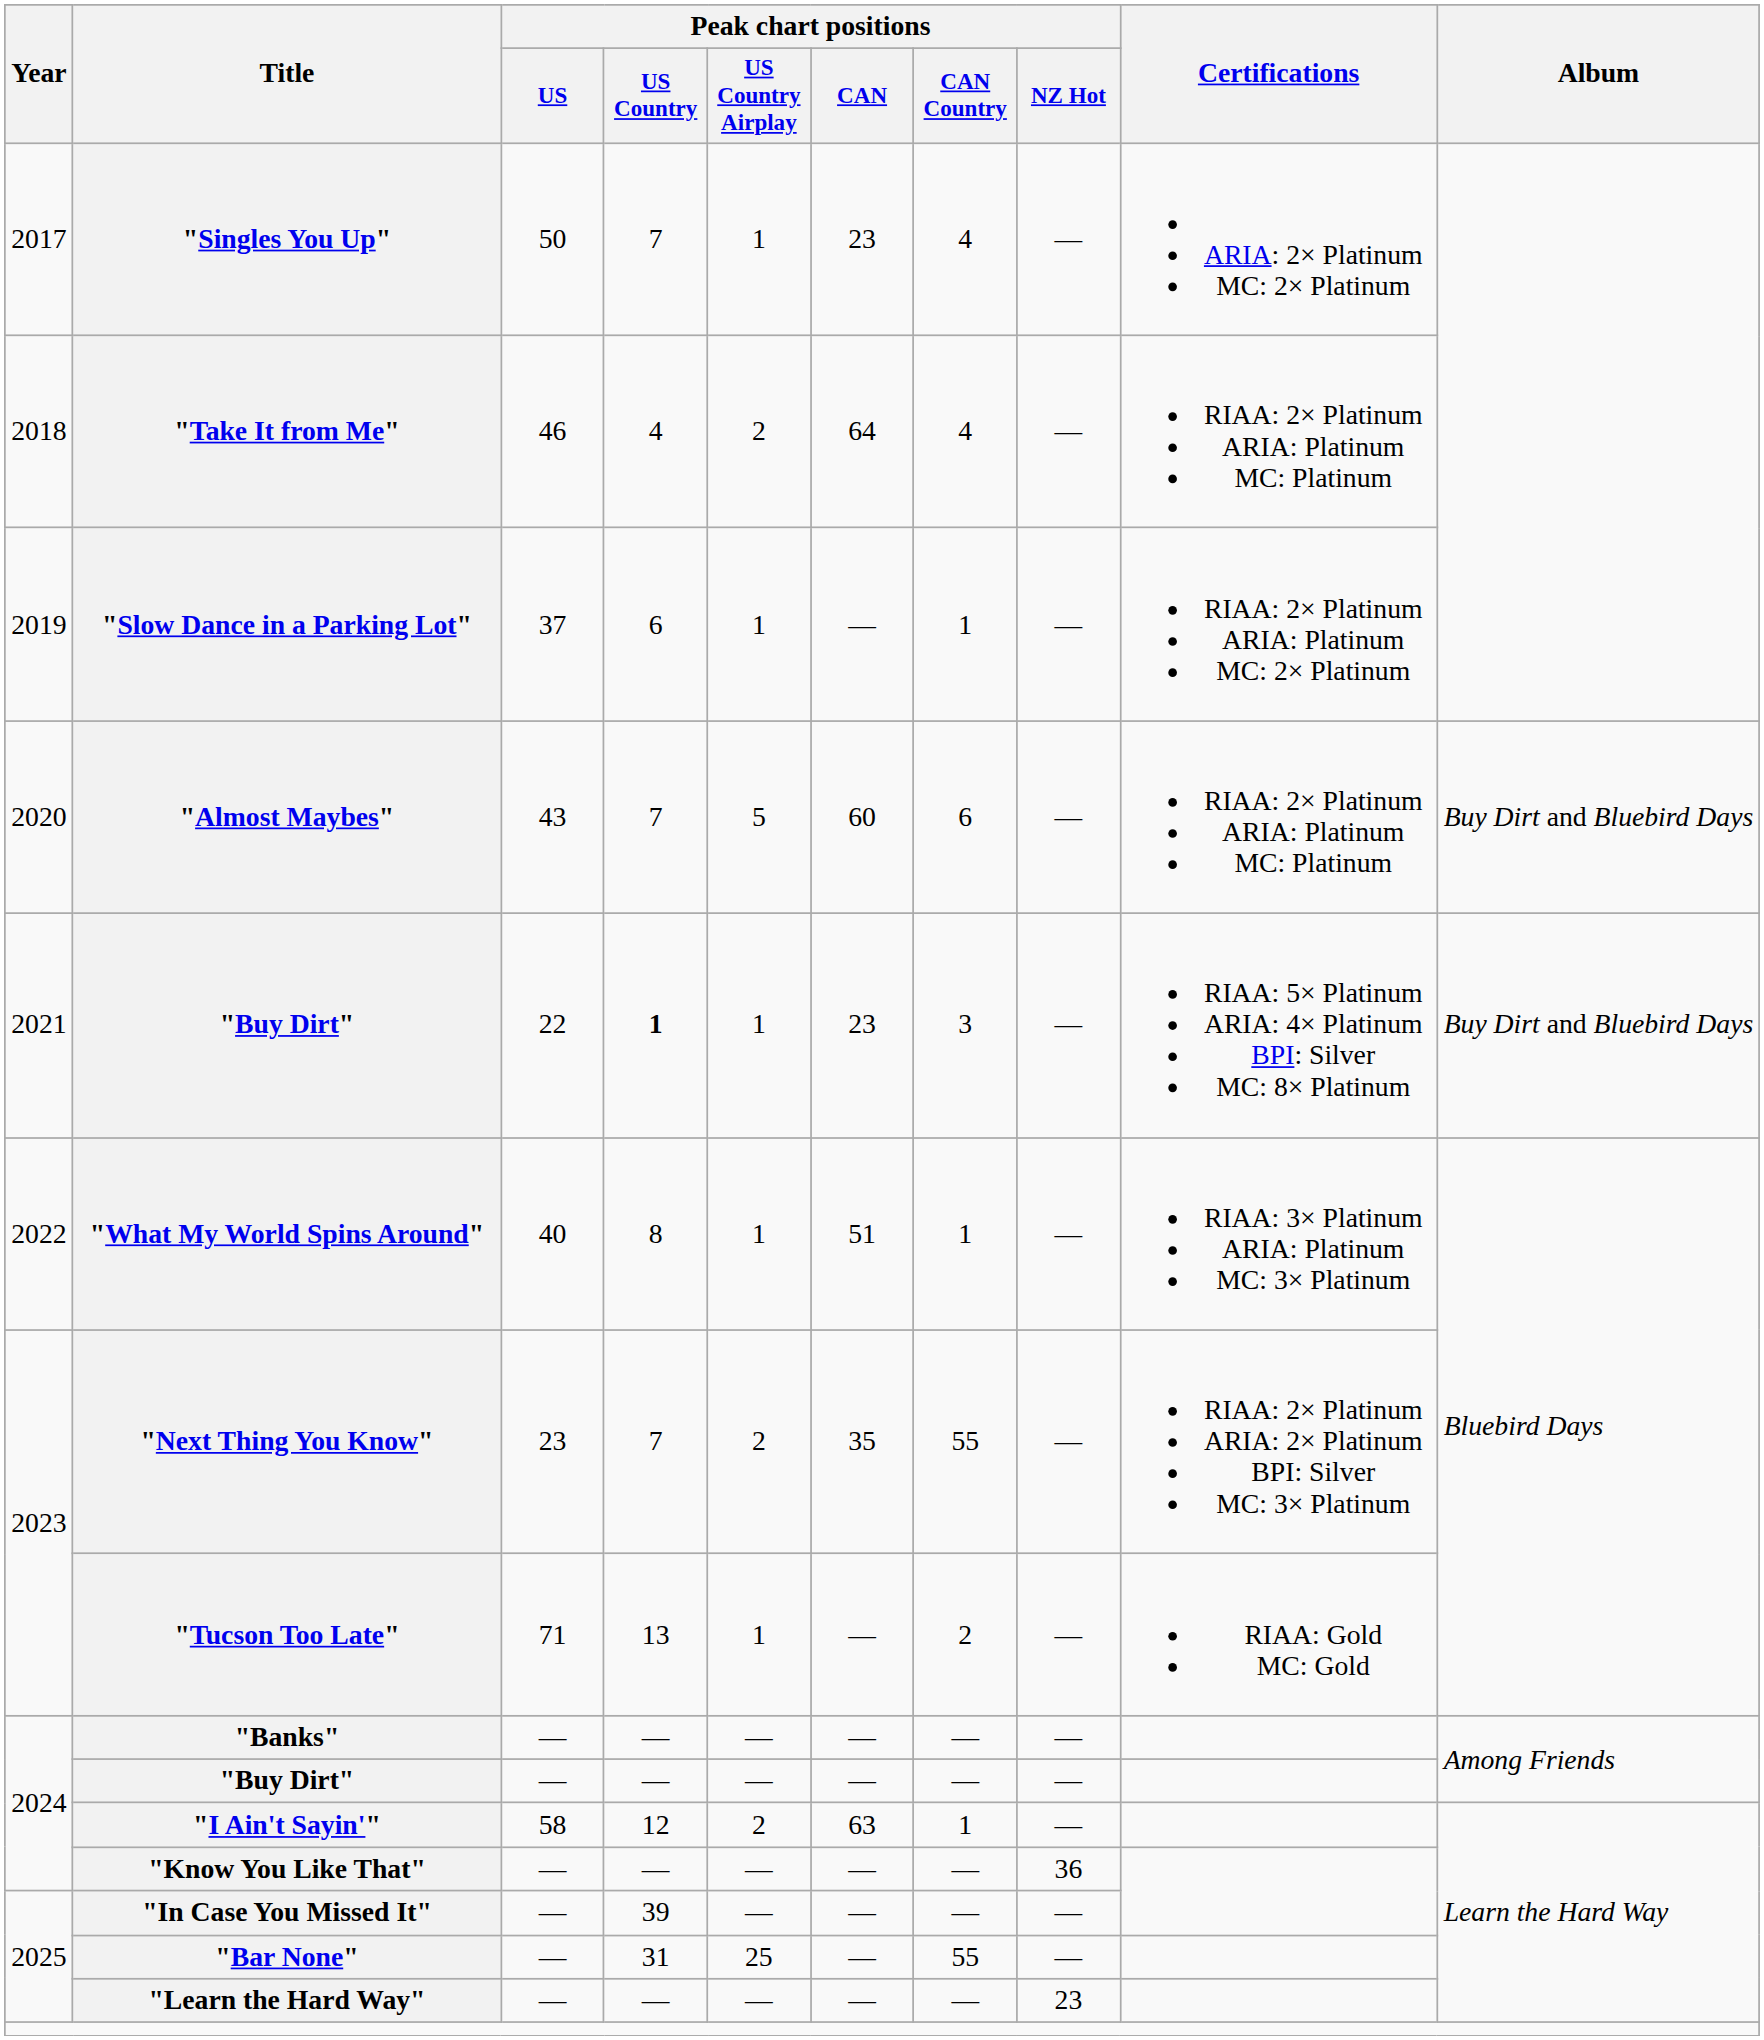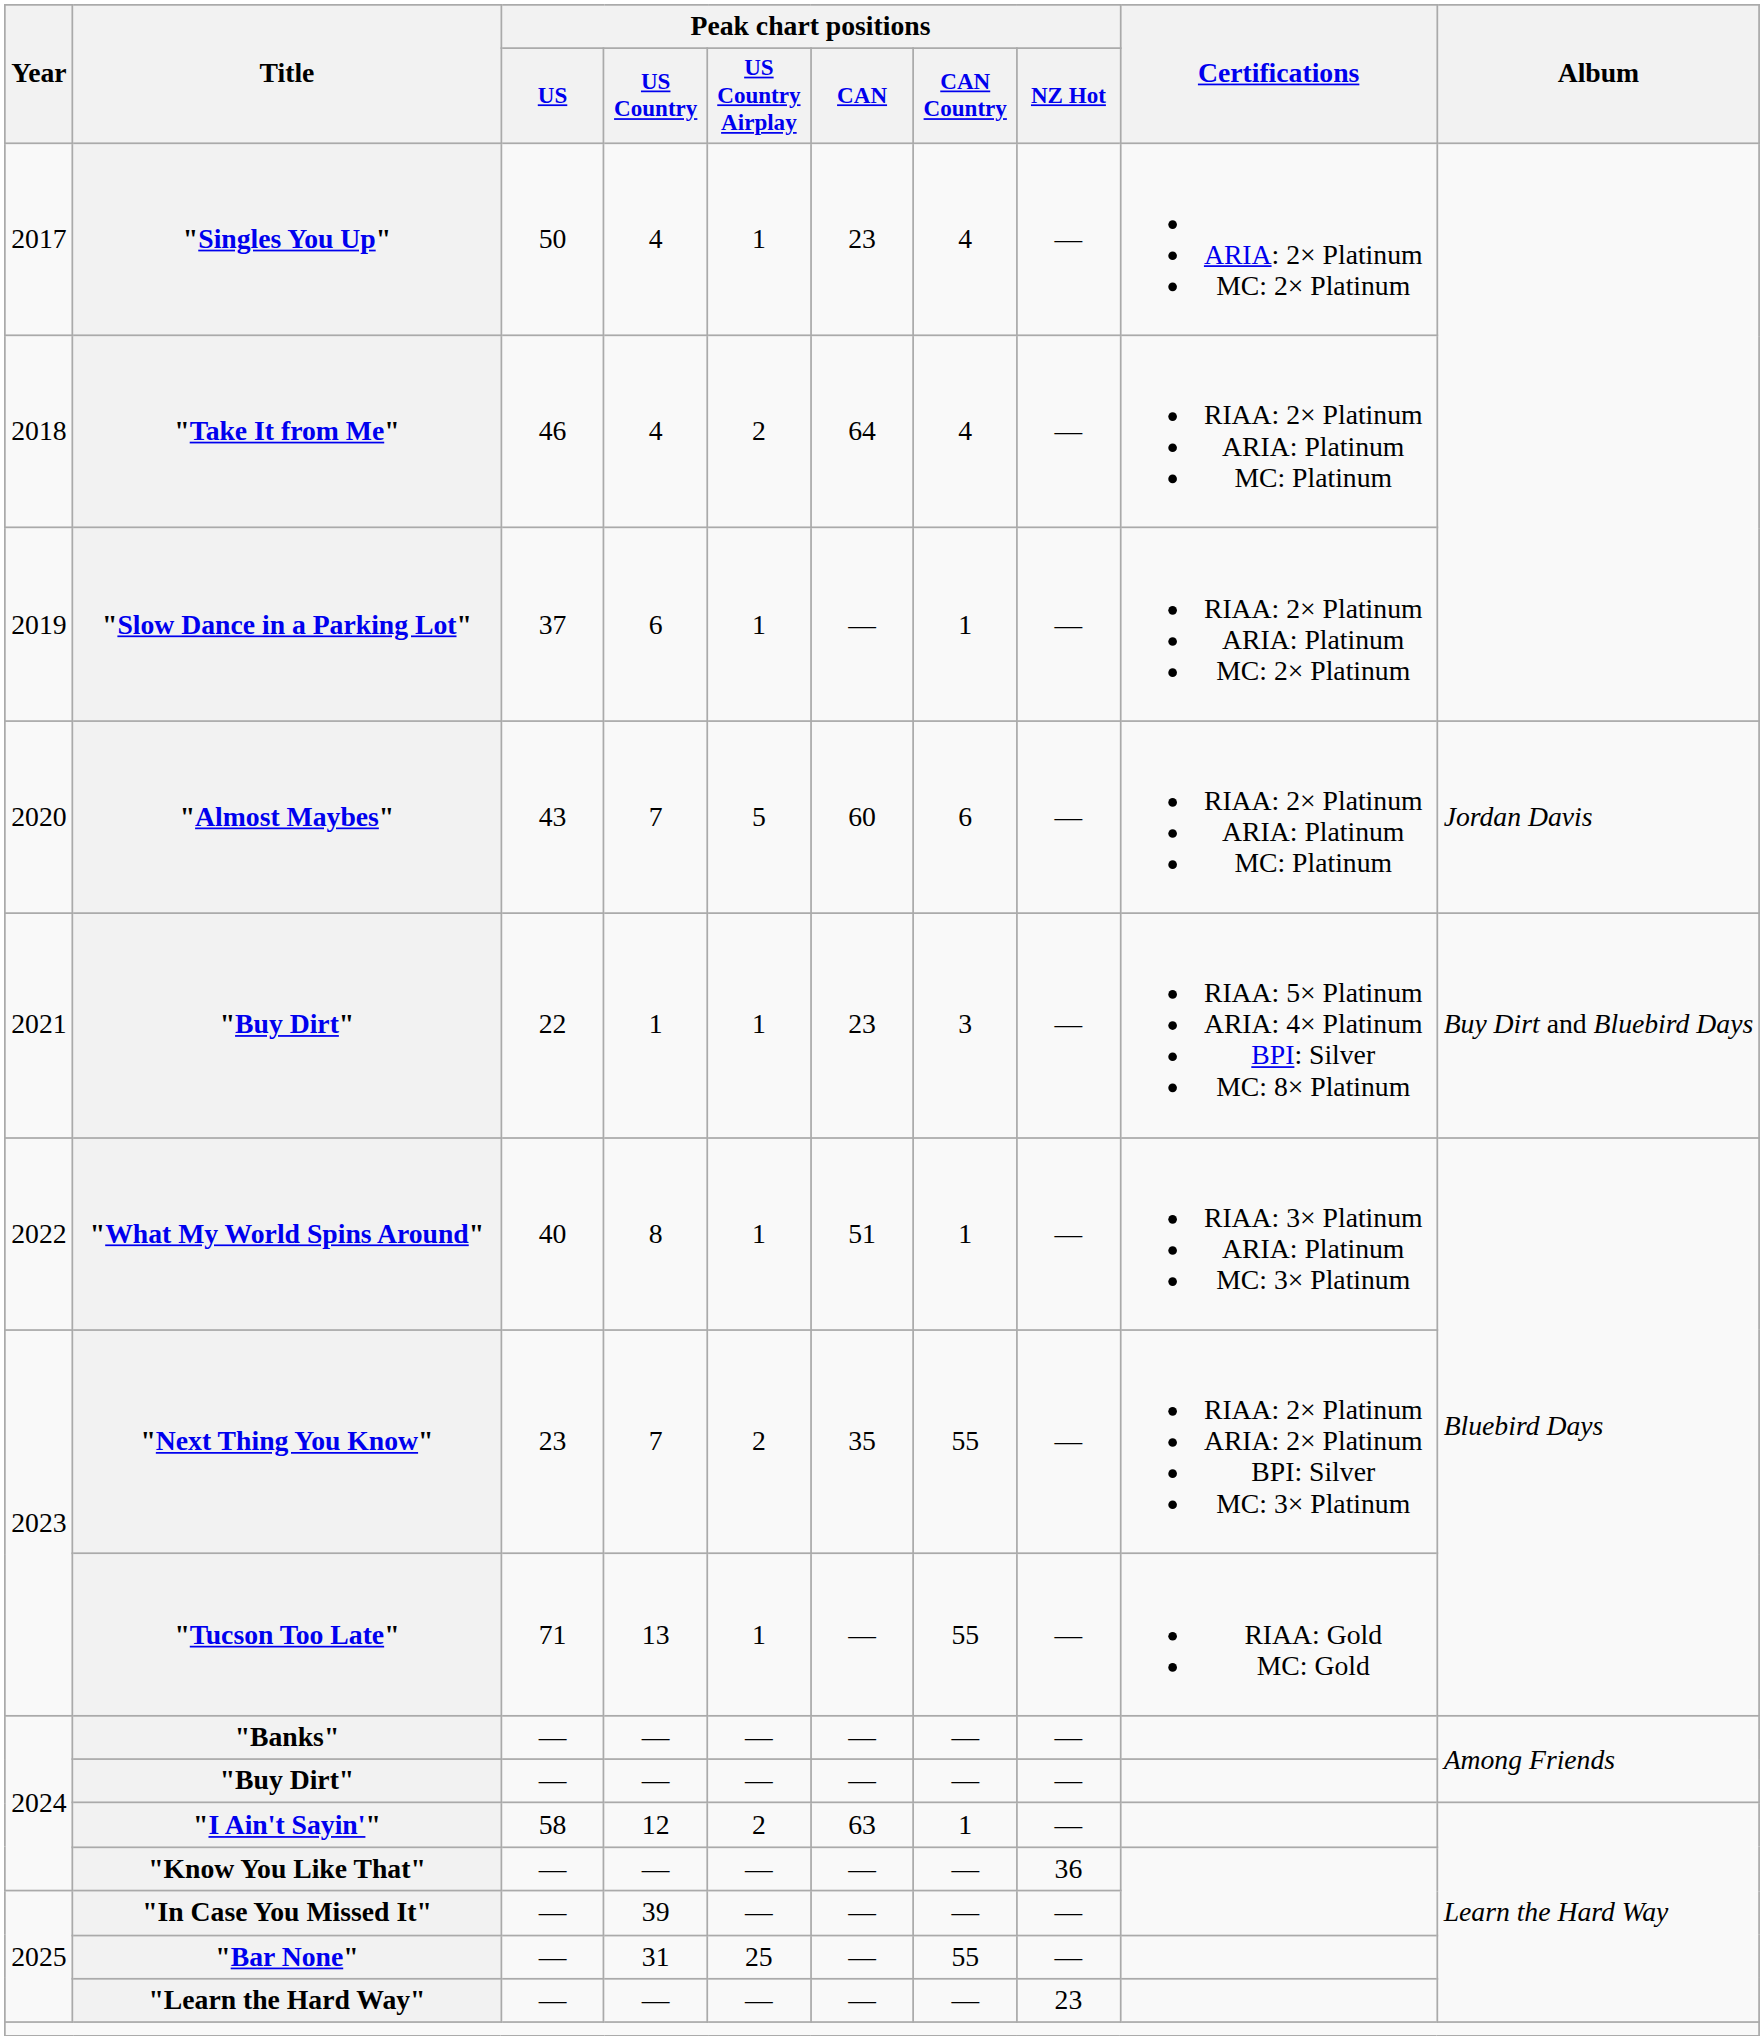(656, 238) 7 -> (656, 238) 4
(1598, 816) Buy Dirt and Bluebird Days -> (1518, 816) Jordan Davis
(656, 1024) bold -> (656, 1024) normal
(965, 1634) 2 -> (965, 1634) 55
